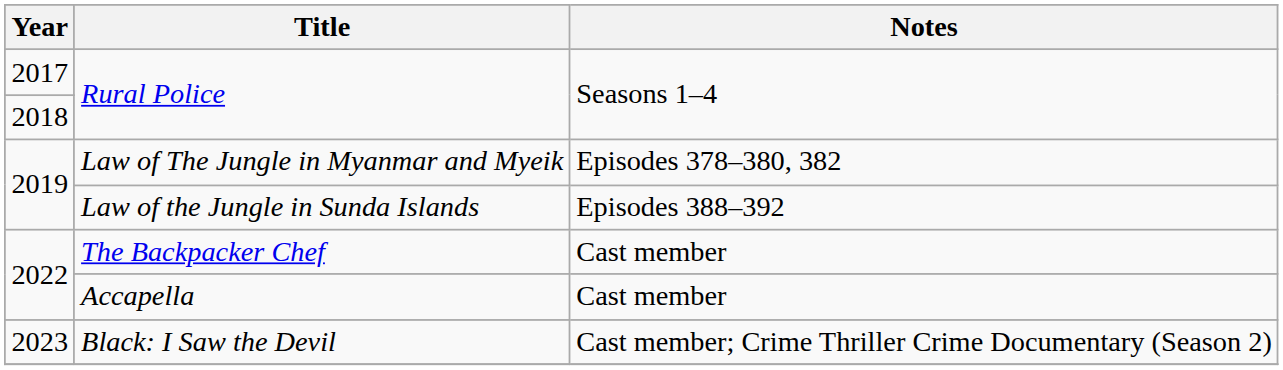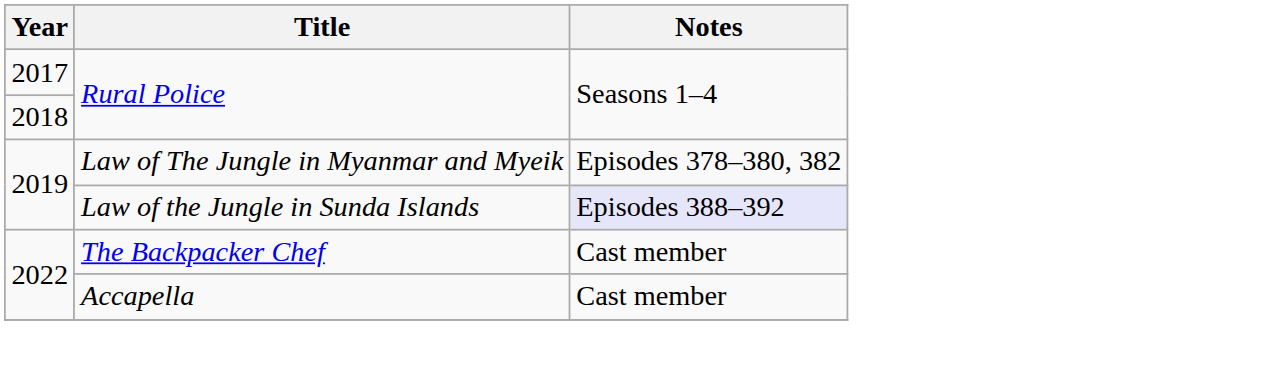(681, 206) no background -> (681, 206) lavender background
- row: (40, 341)
